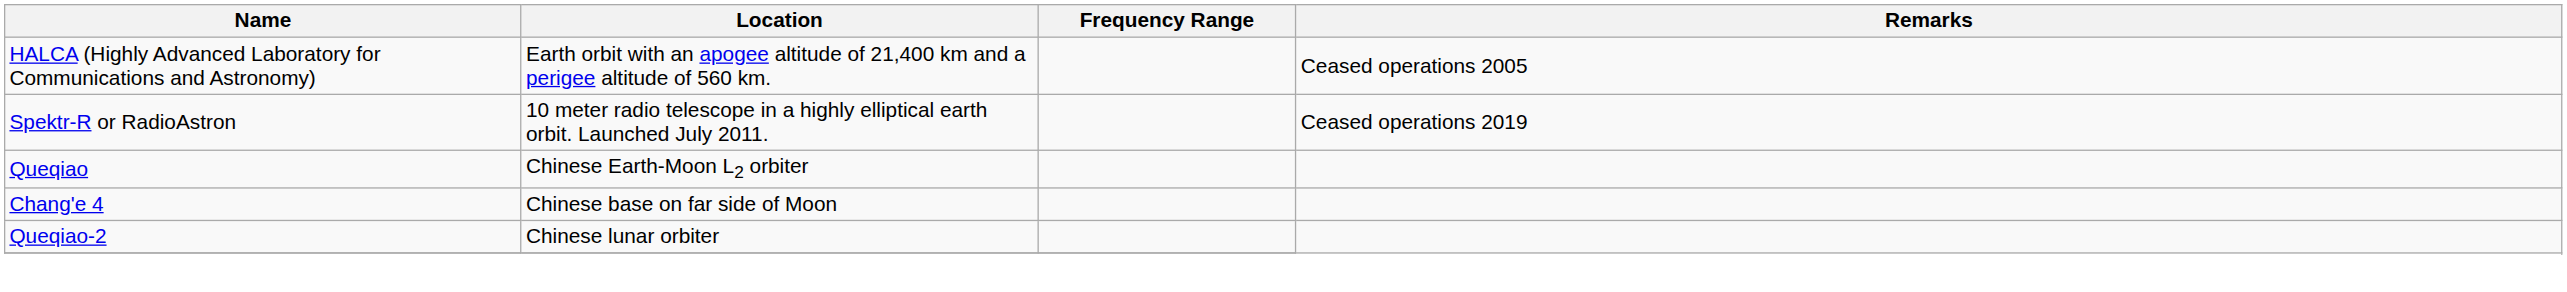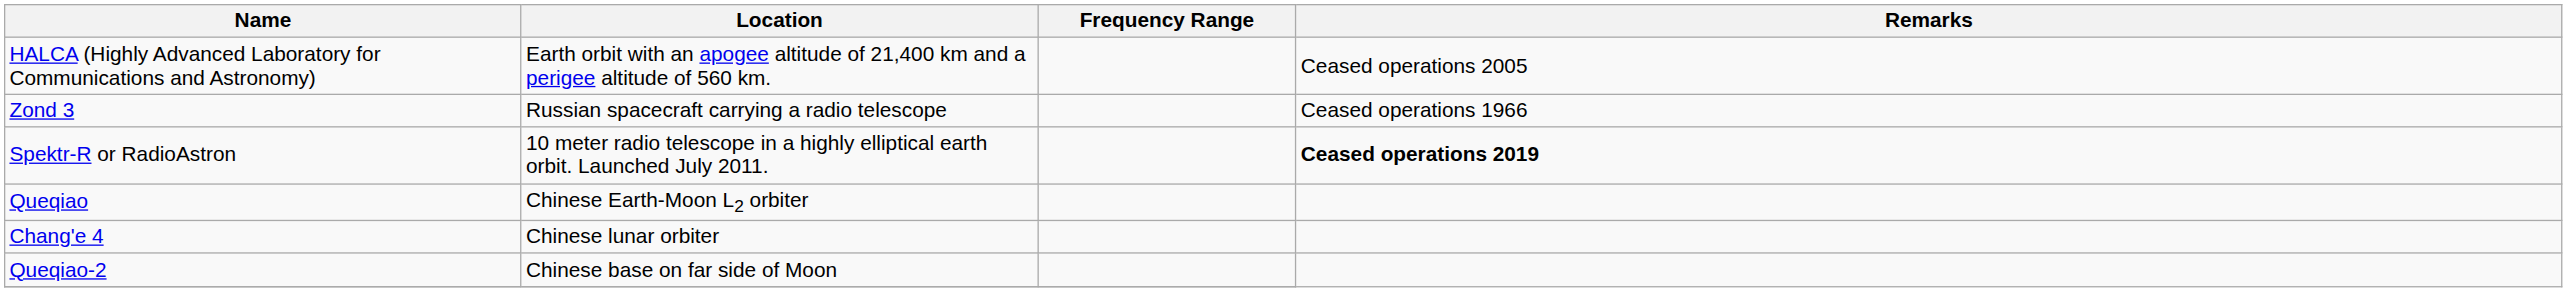+ row: (42, 110)
(1414, 122) normal -> (1420, 155) bold
(682, 203) Chinese base on far side of Moon -> (623, 236) Chinese lunar orbiter
(623, 236) Chinese lunar orbiter -> (682, 269) Chinese base on far side of Moon
